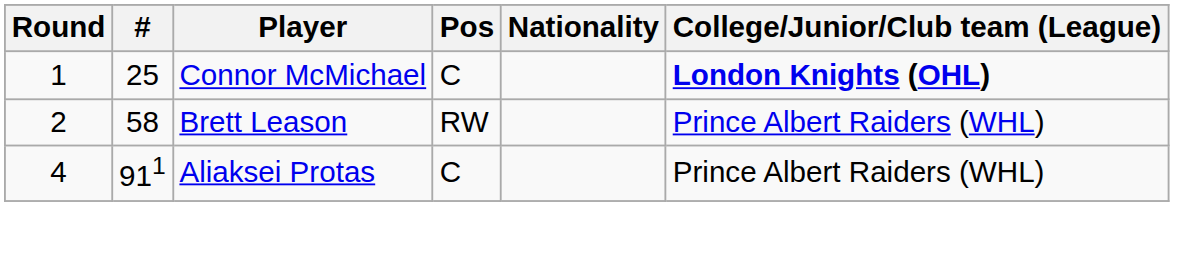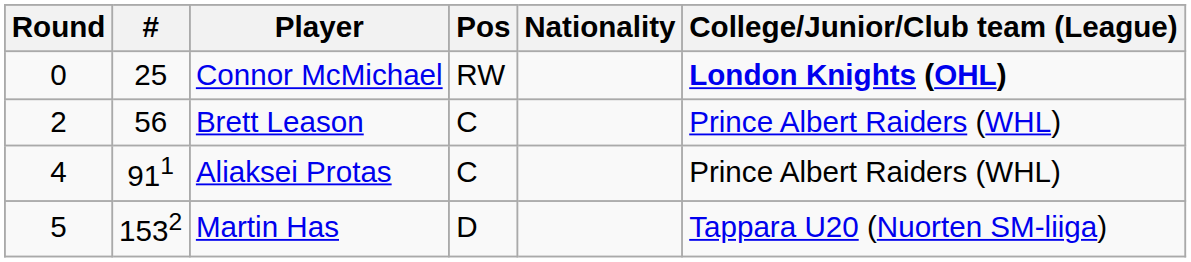(59, 74) 1 -> (59, 74) 0
(451, 74) C -> (481, 74) RW
(142, 121) 58 -> (151, 121) 56
(464, 121) RW -> (467, 121) C
+ row: (267, 227)
